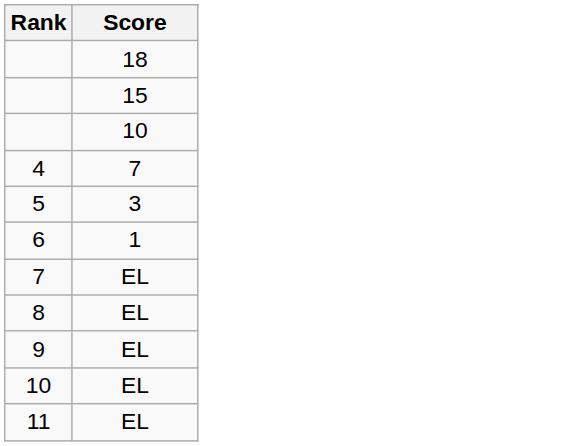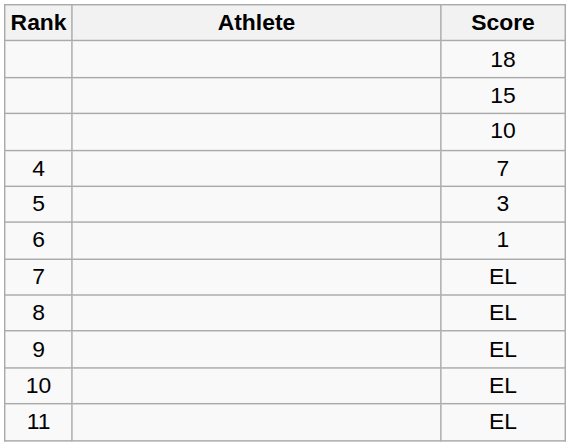+ column: (256, 22)
